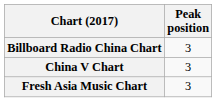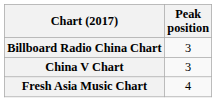(188, 86) 3 -> (188, 86) 4
